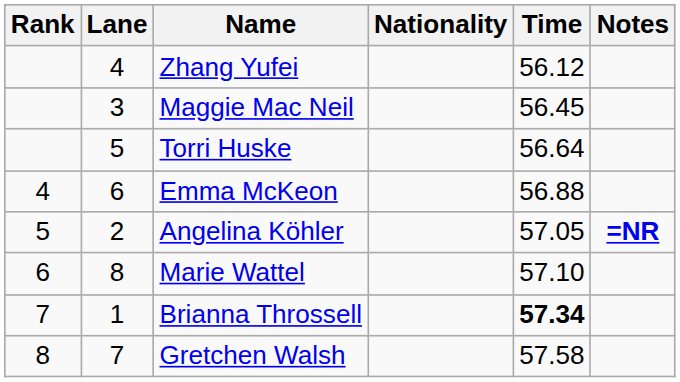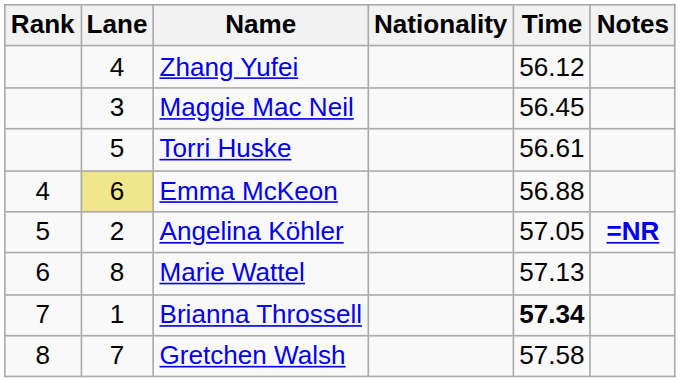(552, 149) 56.64 -> (552, 149) 56.61
(117, 190) no background -> (117, 190) khaki background
(552, 273) 57.10 -> (552, 273) 57.13
